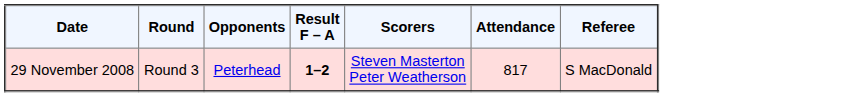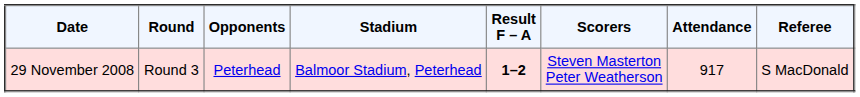+ column: (388, 27)
(516, 69) 817 -> (712, 69) 917
